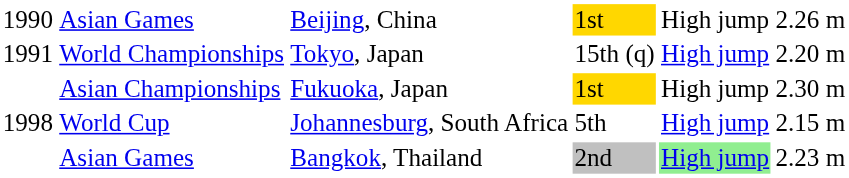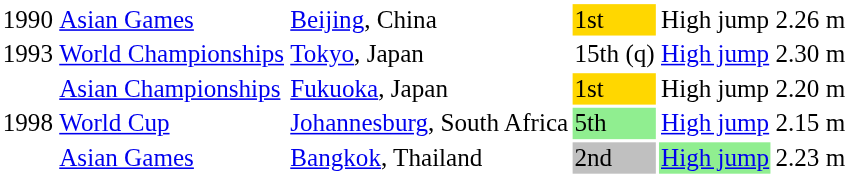(28, 54) 1991 -> (28, 54) 1993
(810, 54) 2.20 m -> (810, 54) 2.30 m
(810, 88) 2.30 m -> (810, 88) 2.20 m
(591, 123) no background -> (591, 123) lightgreen background
